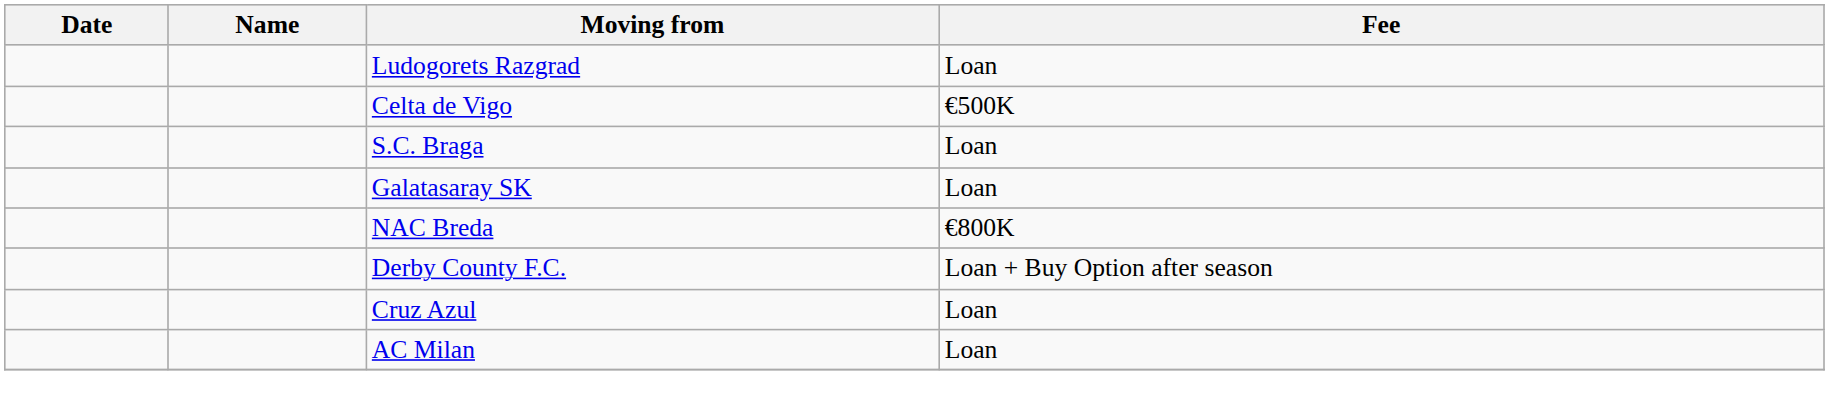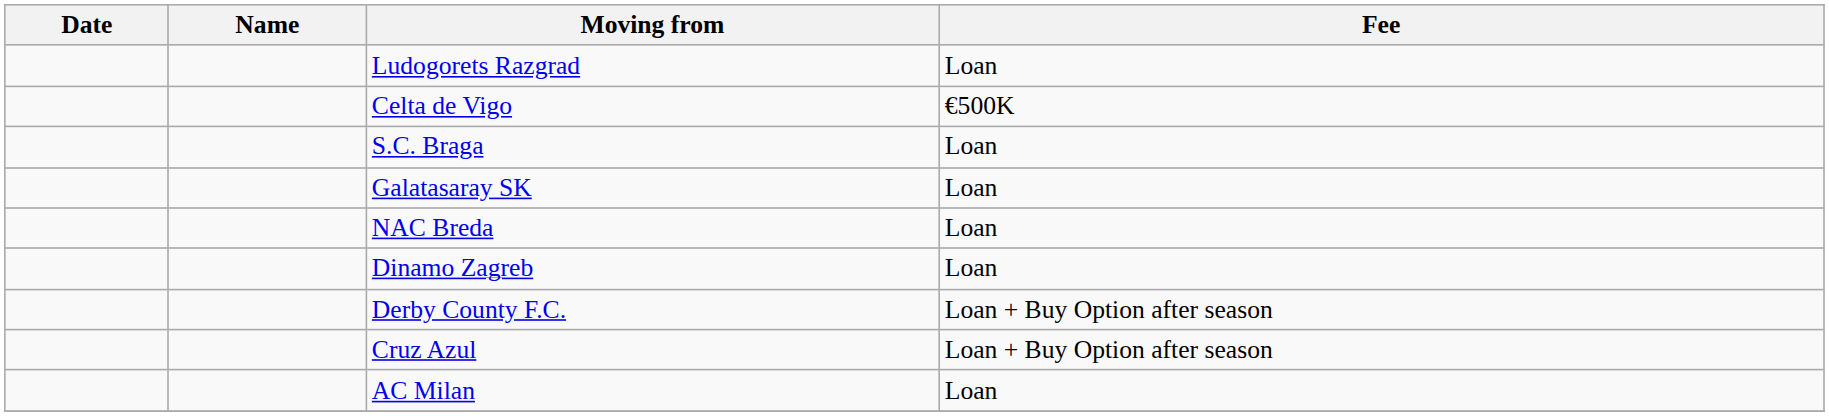(980, 227) €800K -> (971, 227) Loan
+ row: (453, 268)
(971, 308) Loan -> (1109, 349) Loan + Buy Option after season
